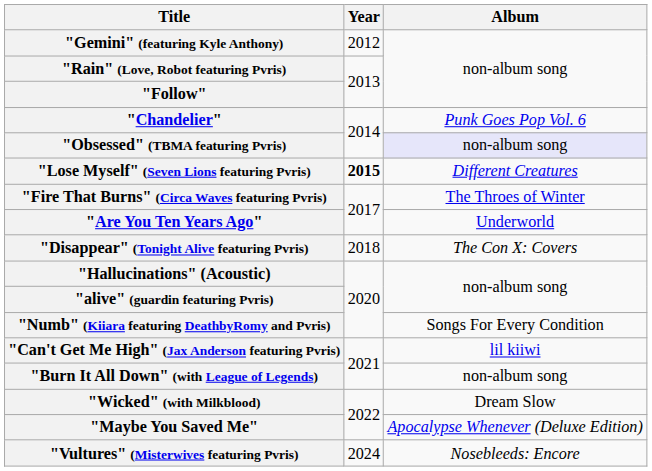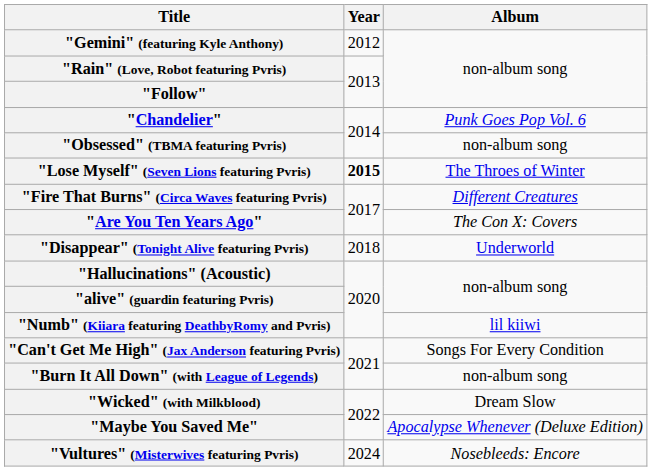(515, 145) lavender background -> (515, 145) no background
(515, 171) Different Creatures -> (515, 171) The Throes of Winter
(515, 196) The Throes of Winter -> (515, 196) Different Creatures
(515, 222) Underworld -> (515, 222) The Con X: Covers
(515, 247) The Con X: Covers -> (515, 247) Underworld
(515, 324) Songs For Every Condition -> (515, 324) lil kiiwi
(515, 350) lil kiiwi -> (515, 350) Songs For Every Condition
